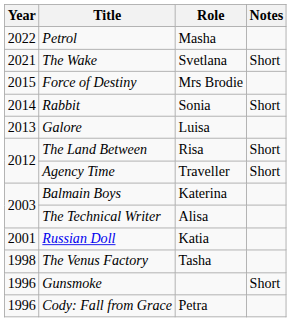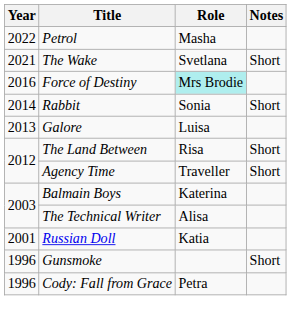(22, 82) 2015 -> (22, 82) 2016
(211, 82) no background -> (211, 82) paleturquoise background
- row: (95, 261)
